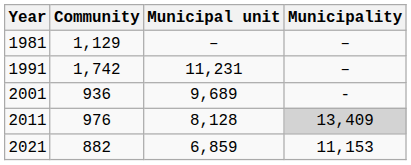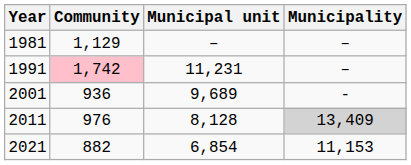(97, 69) no background -> (97, 69) pink background
(214, 147) 6,859 -> (214, 147) 6,854
